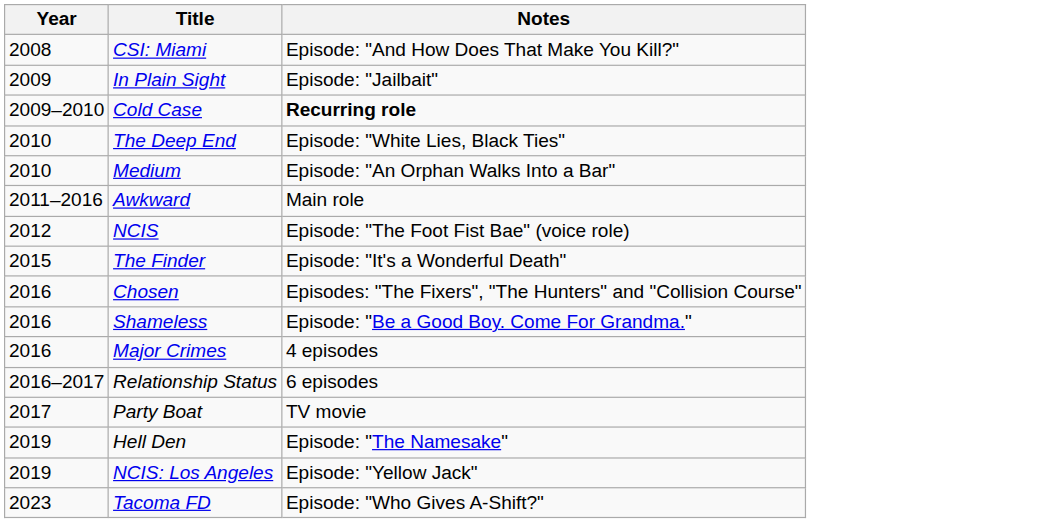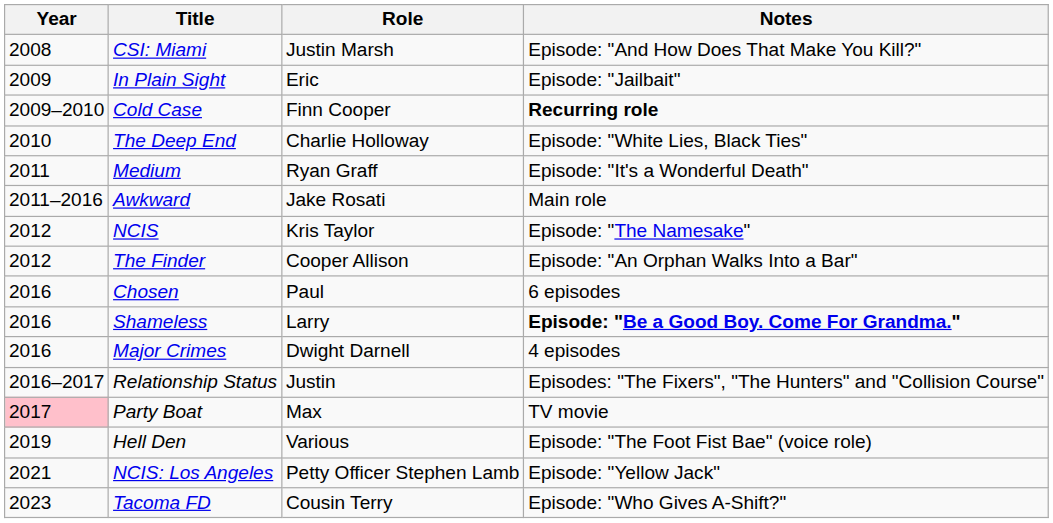+ column: (403, 19)
(30, 170) 2010 -> (29, 170) 2011
(451, 170) Episode: "An Orphan Walks Into a Bar" -> (668, 170) Episode: "It's a Wonderful Death"
(458, 230) Episode: "The Foot Fist Bae" (voice role) -> (639, 230) Episode: "The Namesake"
(30, 261) 2015 -> (30, 261) 2012
(426, 261) Episode: "It's a Wonderful Death" -> (693, 261) Episode: "An Orphan Walks Into a Bar"
(544, 291) Episodes: "The Fixers", "The Hunters" and "Collision Course" -> (574, 291) 6 episodes
(489, 321) normal -> (744, 321) bold
(332, 381) 6 episodes -> (786, 381) Episodes: "The Fixers", "The Hunters" and "Collision Course"
(30, 412) no background -> (30, 412) pink background
(397, 442) Episode: "The Namesake" -> (700, 442) Episode: "The Foot Fist Bae" (voice role)
(30, 472) 2019 -> (30, 472) 2021
